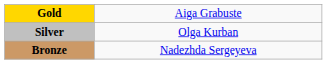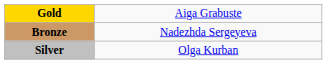rows swapped: (49, 31) <-> (49, 50)
